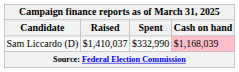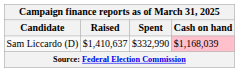(105, 43) $1,410,037 -> (105, 43) $1,410,637
